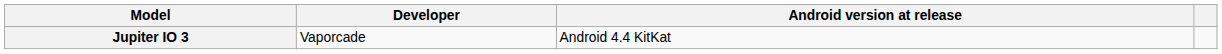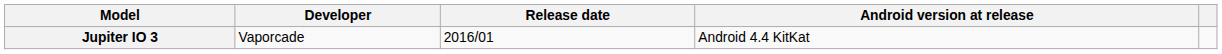+ column: (568, 16)
